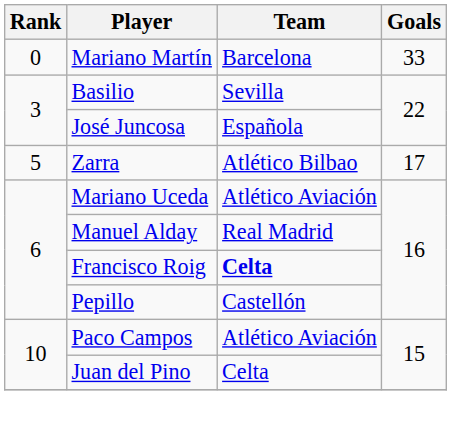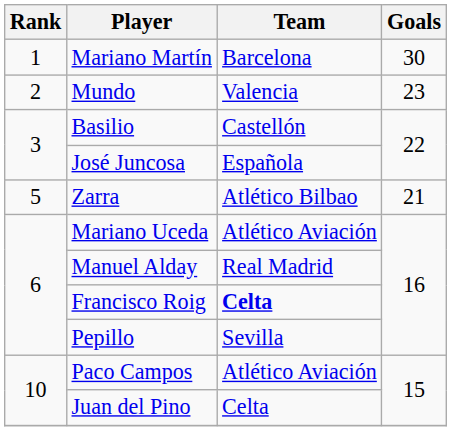(36, 57) 0 -> (36, 57) 1
(414, 57) 33 -> (414, 57) 30
+ row: (103, 92)
(253, 92) Sevilla -> (264, 127) Castellón
(414, 162) 17 -> (414, 197) 21
(264, 302) Castellón -> (253, 337) Sevilla
